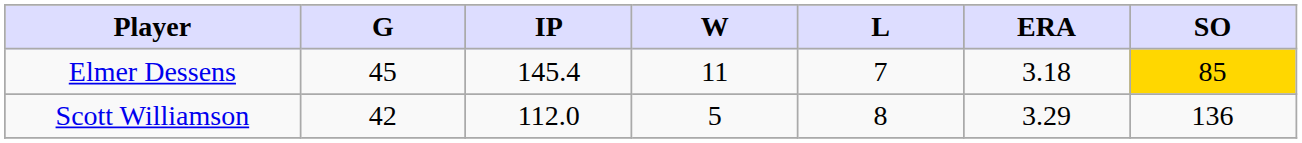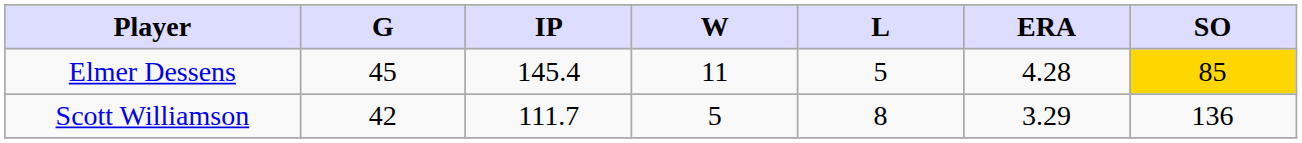(881, 71) 7 -> (881, 71) 5
(1047, 71) 3.18 -> (1047, 71) 4.28
(549, 115) 112.0 -> (549, 115) 111.7
